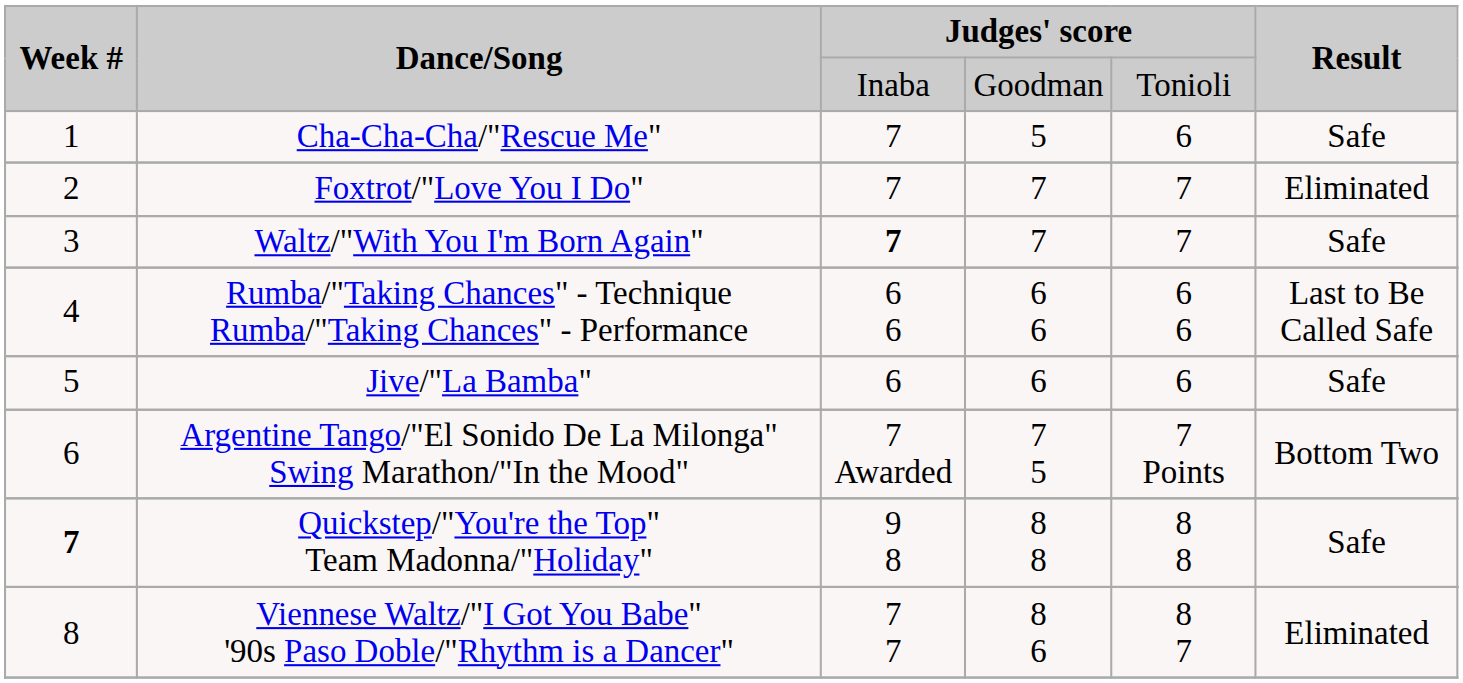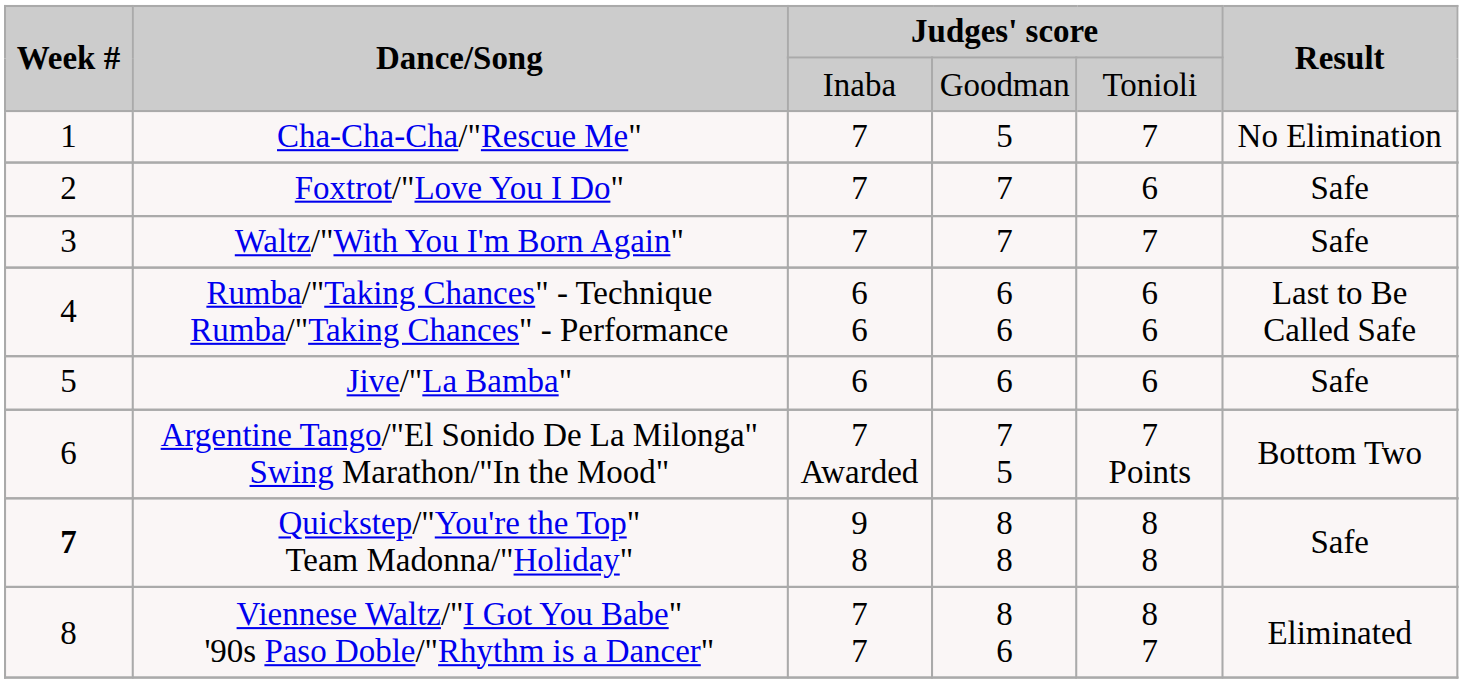(1184, 136) 6 -> (1150, 136) 7
(1357, 136) Safe -> (1340, 136) No Elimination
(1184, 188) 7 -> (1150, 188) 6
(1357, 188) Eliminated -> (1340, 188) Safe
(893, 240) bold -> (859, 240) normal
